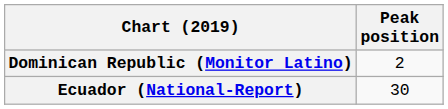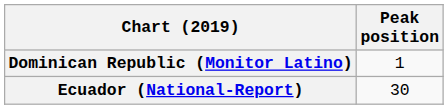(400, 64) 2 -> (400, 64) 1
